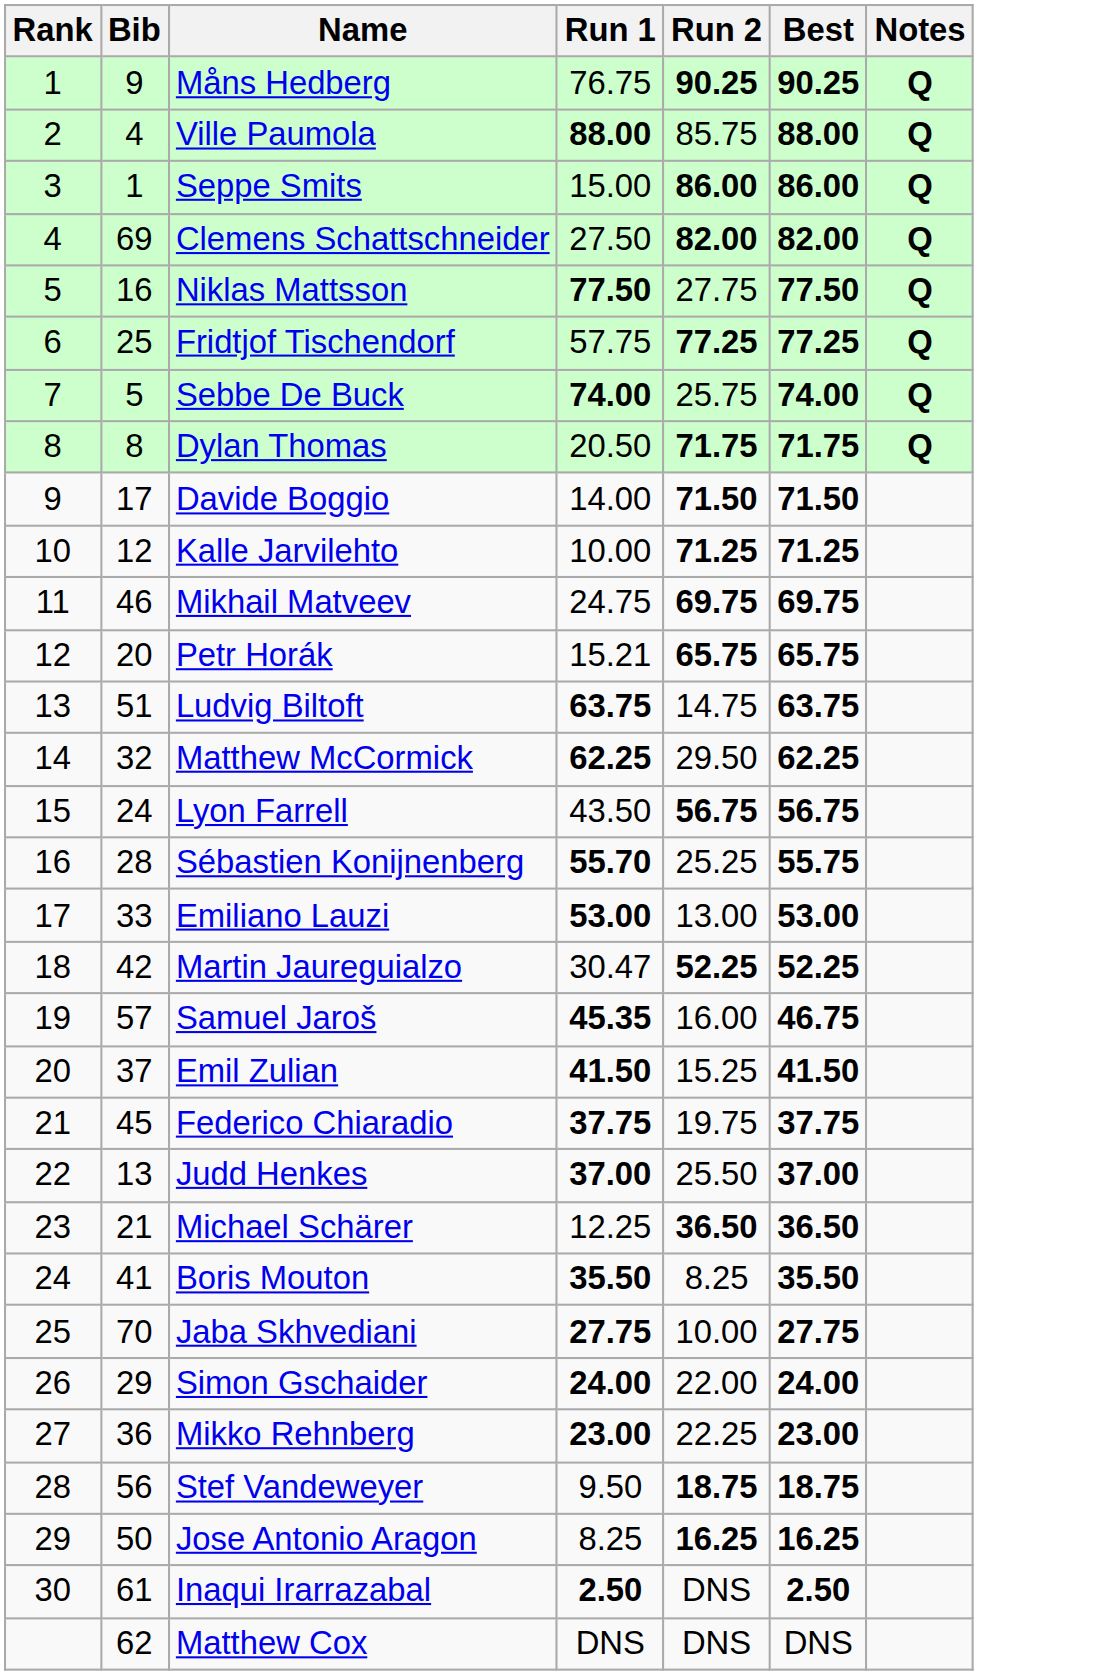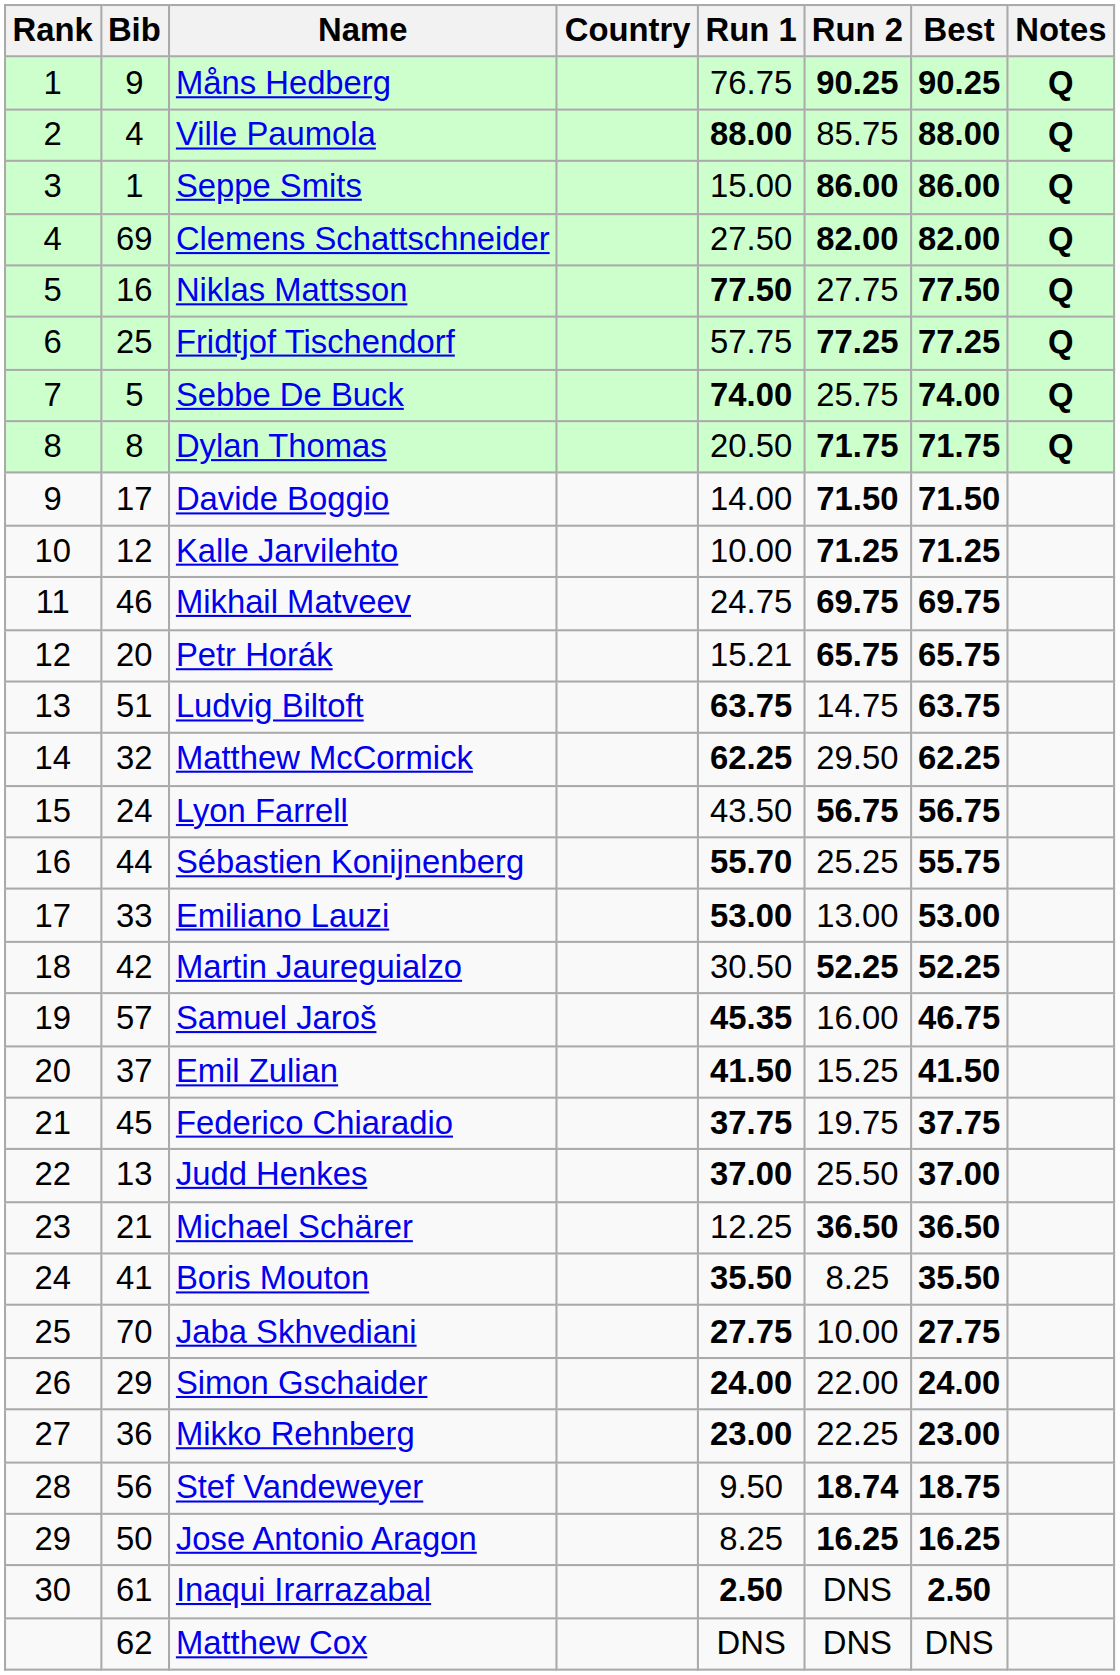+ column: (628, 30)
(134, 862) 28 -> (134, 862) 44
(610, 966) 30.47 -> (751, 966) 30.50
(717, 1487) 18.75 -> (857, 1487) 18.74
